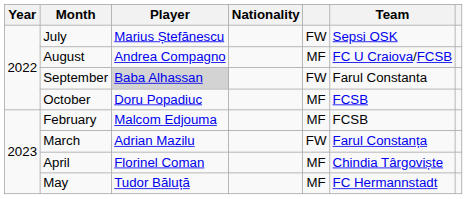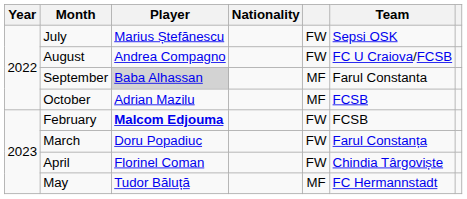(316, 57) MF -> (316, 57) FW
(316, 78) FW -> (316, 78) MF
(158, 99) Doru Popadiuc -> (154, 99) Adrian Mazilu
(166, 120) normal -> (169, 120) bold
(316, 120) MF -> (316, 120) FW
(154, 141) Adrian Mazilu -> (158, 141) Doru Popadiuc
(316, 162) MF -> (316, 162) FW
